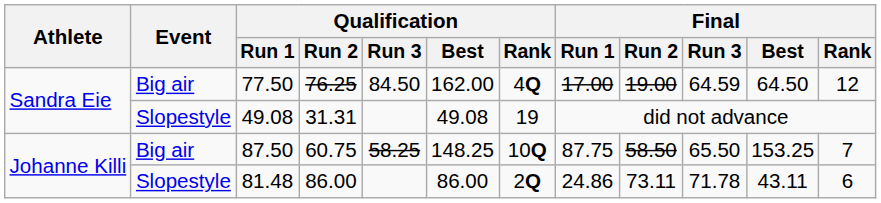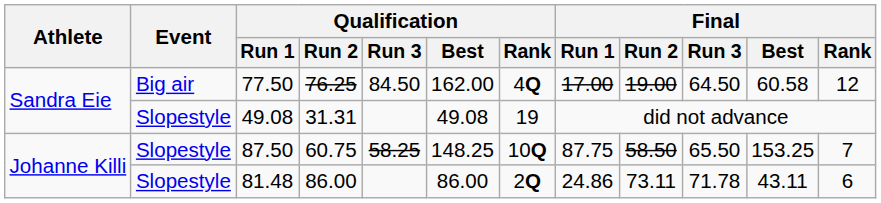(715, 85) 64.59 -> (715, 85) 64.50
(783, 85) 64.50 -> (783, 85) 60.58
(165, 150) Big air -> (183, 150) Slopestyle
